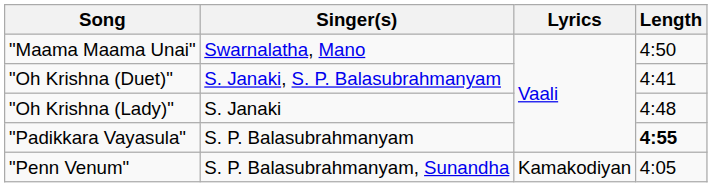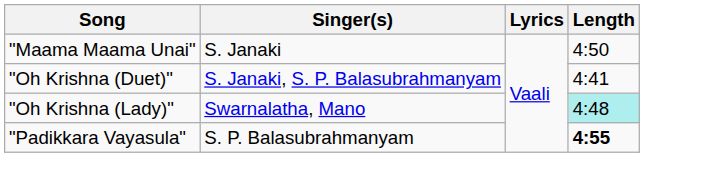(285, 49) Swarnalatha, Mano -> (243, 49) S. Janaki
(243, 108) S. Janaki -> (285, 108) Swarnalatha, Mano
(658, 108) no background -> (591, 108) paleturquoise background
- row: (69, 168)
